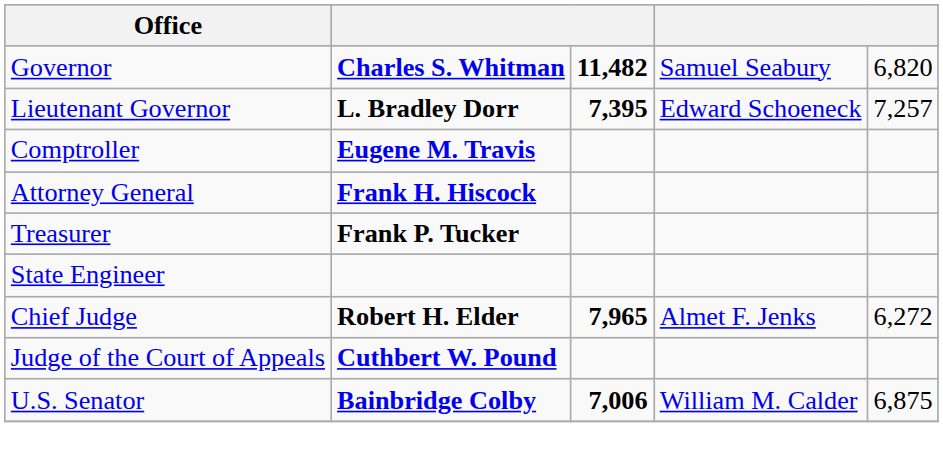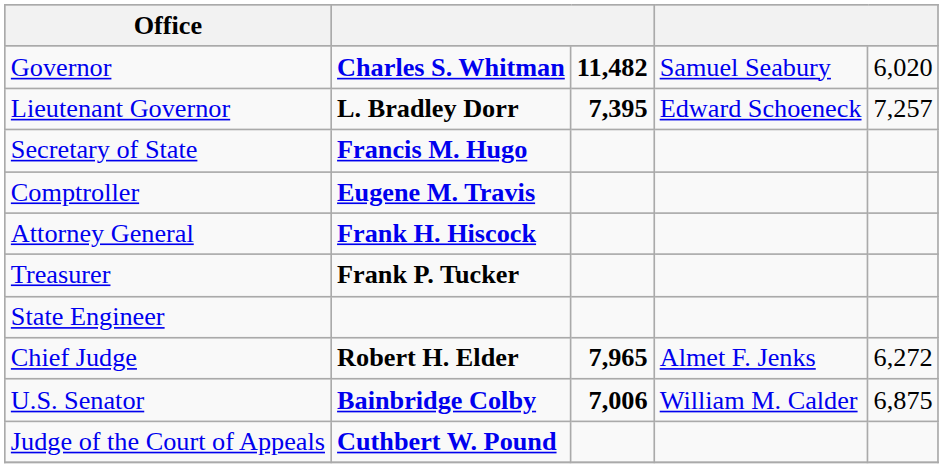(903, 66) 6,820 -> (903, 66) 6,020
+ row: (104, 150)
rows swapped: (168, 358) <-> (78, 399)
